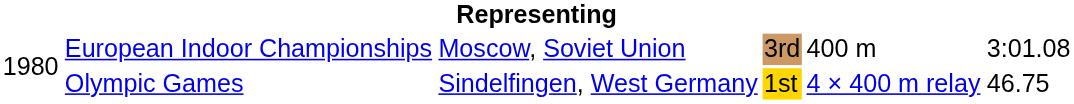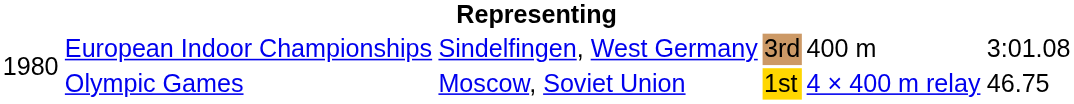(562, 49) Moscow, Soviet Union -> (598, 49) Sindelfingen, West Germany
(598, 83) Sindelfingen, West Germany -> (562, 83) Moscow, Soviet Union
